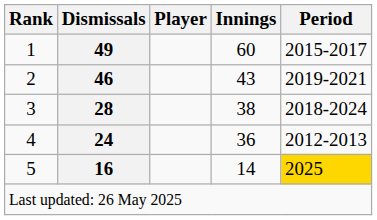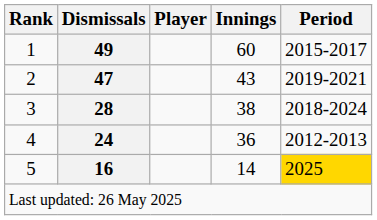(104, 79) 46 -> (104, 79) 47
